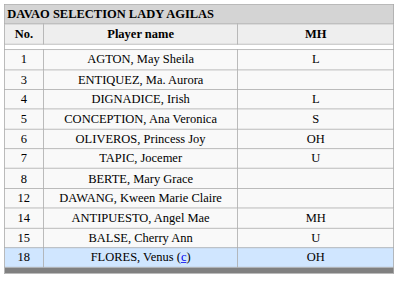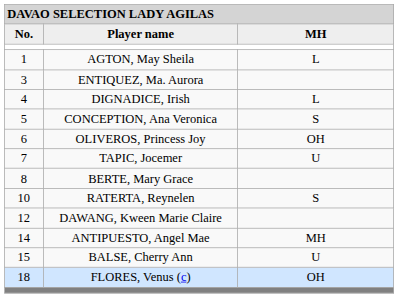+ row: (24, 198)
